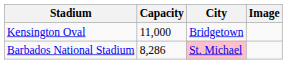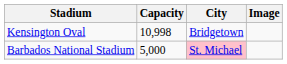(155, 31) 11,000 -> (156, 31) 10,998
(153, 50) 8,286 -> (153, 50) 5,000
